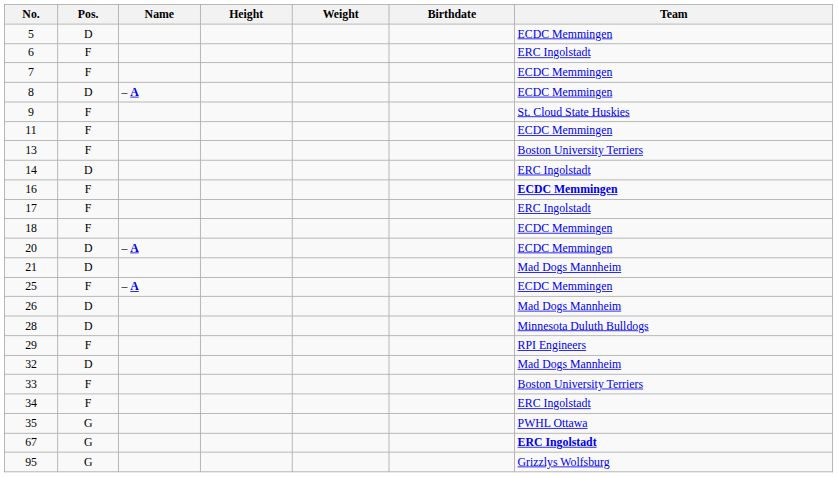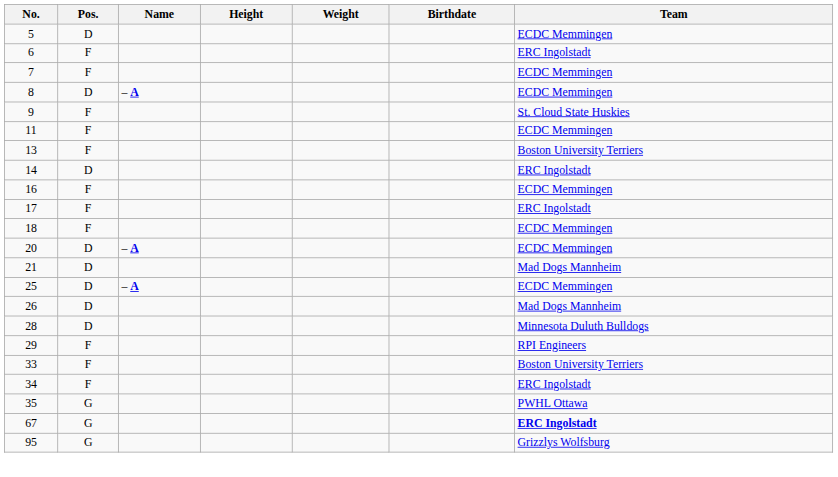(568, 189) bold -> (565, 189) normal
(88, 287) F -> (88, 287) D
- row: (31, 365)
